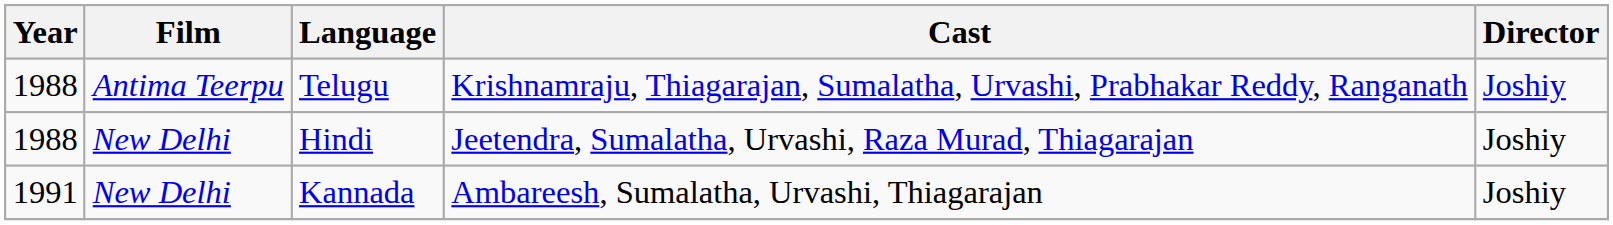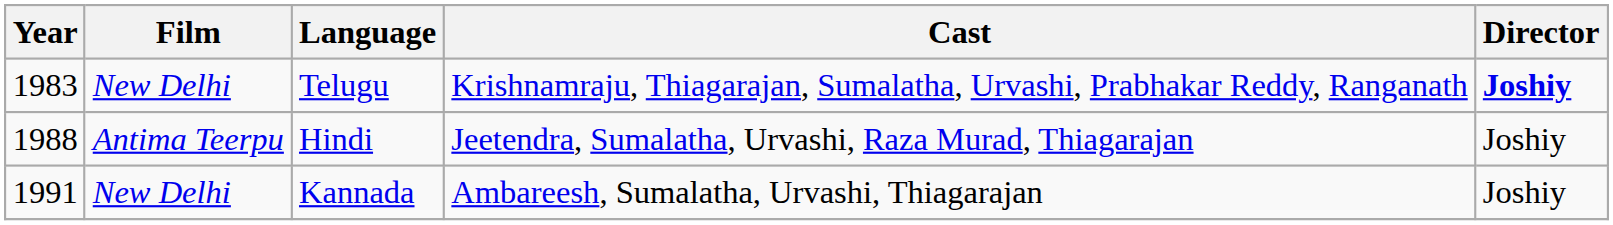(45, 85) 1988 -> (45, 85) 1983
(188, 85) Antima Teerpu -> (162, 85) New Delhi
(1524, 85) normal -> (1527, 85) bold
(162, 138) New Delhi -> (188, 138) Antima Teerpu
